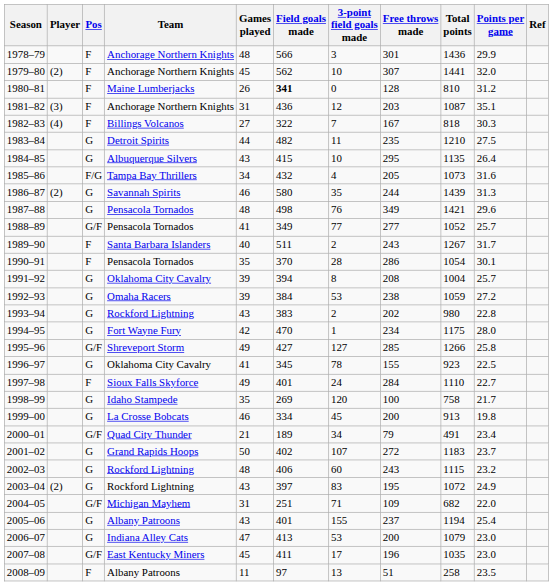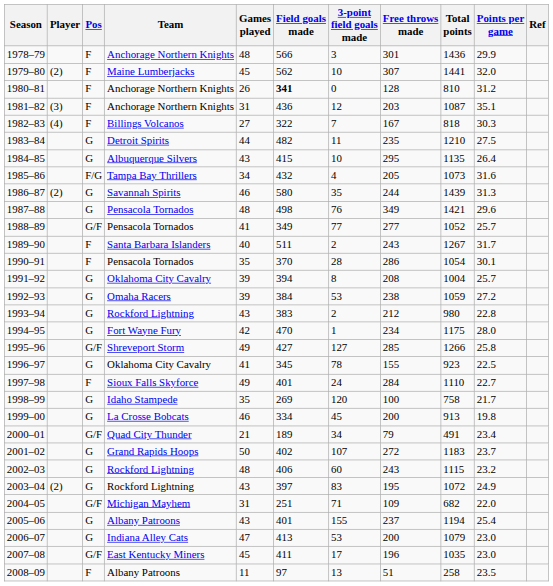(171, 72) Anchorage Northern Knights -> (151, 72) Maine Lumberjacks
(151, 89) Maine Lumberjacks -> (171, 89) Anchorage Northern Knights
(391, 313) 202 -> (391, 313) 212
